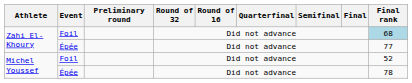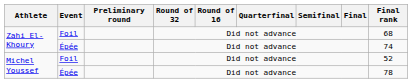(388, 33) lightblue background -> (388, 33) no background
(388, 46) 77 -> (388, 46) 74
